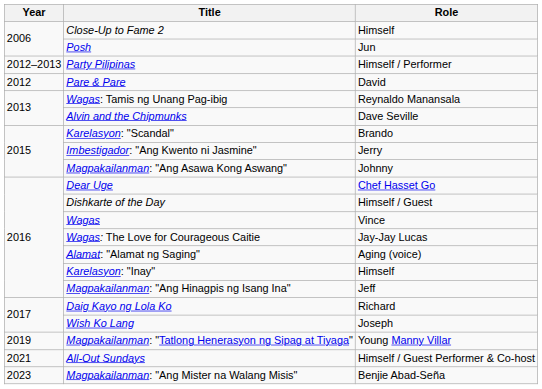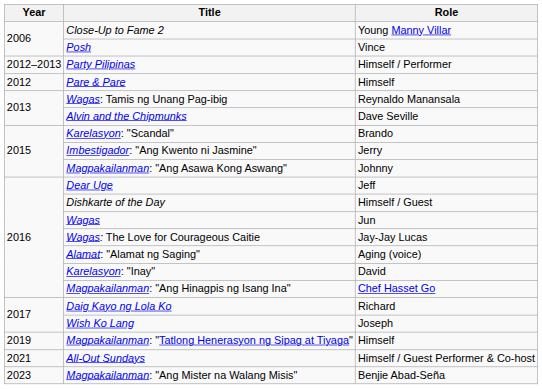(376, 30) Himself -> (404, 30) Young Manny Villar
(367, 47) Jun -> (371, 47) Vince
(372, 82) David -> (376, 82) Himself
(397, 185) Chef Hasset Go -> (367, 185) Jeff
(371, 220) Vince -> (367, 220) Jun
(376, 271) Himself -> (372, 271) David
(367, 289) Jeff -> (397, 289) Chef Hasset Go
(404, 340) Young Manny Villar -> (376, 340) Himself
